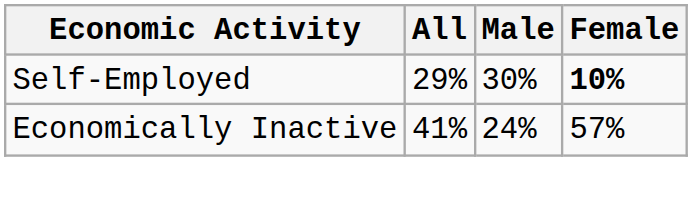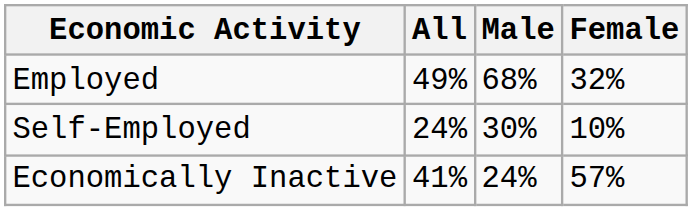+ row: (86, 80)
(439, 80) 29% -> (439, 130) 24%
(597, 80) bold -> (597, 130) normal
